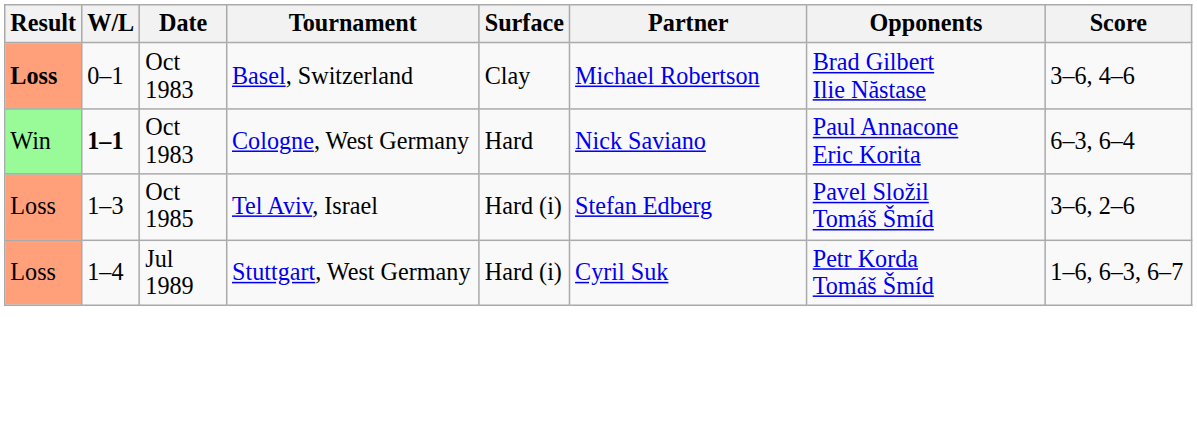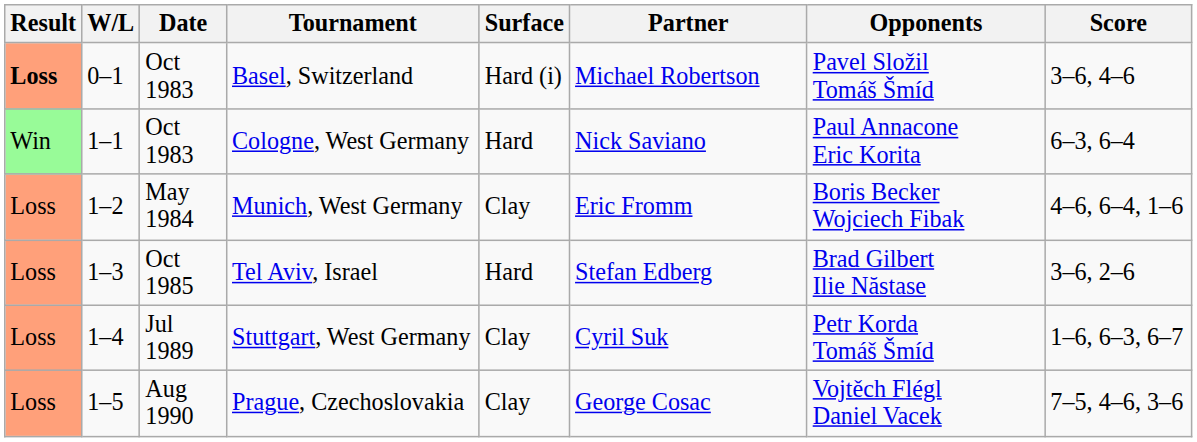(508, 75) Clay -> (523, 75) Hard (i)
(873, 75) Brad Gilbert Ilie Năstase -> (873, 75) Pavel Složil Tomáš Šmíd
(105, 141) bold -> (105, 141) normal
+ row: (347, 206)
(523, 206) Hard (i) -> (509, 272) Hard
(873, 206) Pavel Složil Tomáš Šmíd -> (873, 272) Brad Gilbert Ilie Năstase
(523, 272) Hard (i) -> (508, 337) Clay
+ row: (348, 403)
